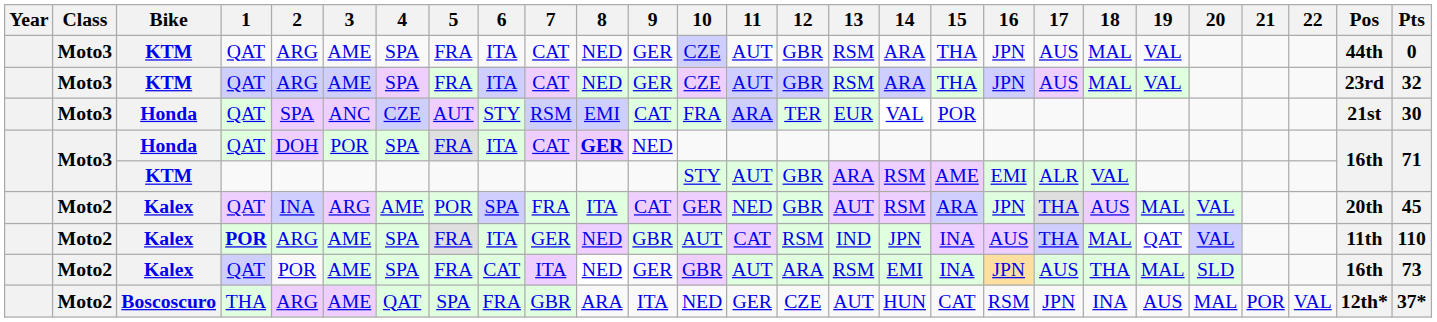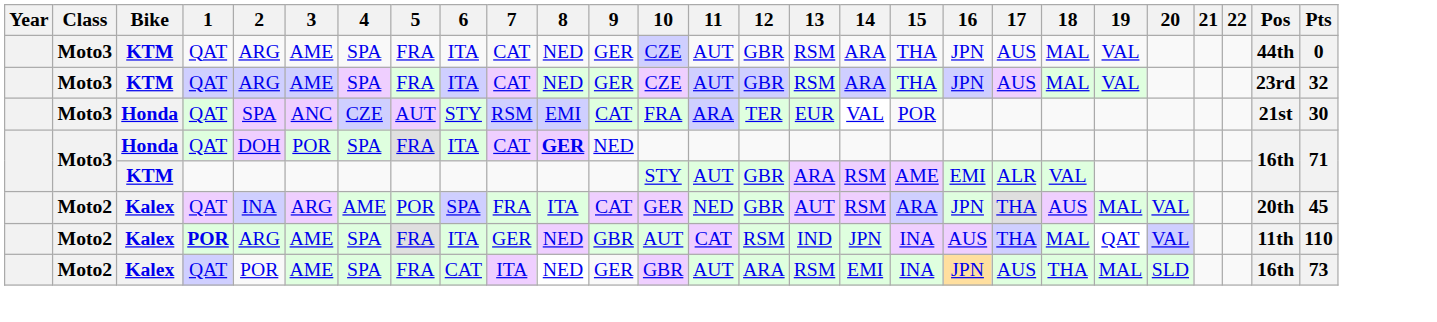- row: (169, 301)
